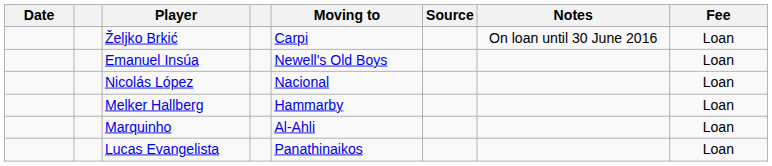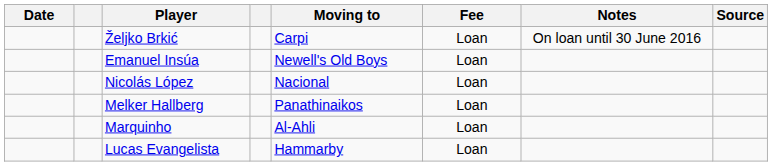columns swapped: (718, 15) <-> (450, 15)
(309, 104) Hammarby -> (319, 104) Panathinaikos
(319, 149) Panathinaikos -> (309, 149) Hammarby
